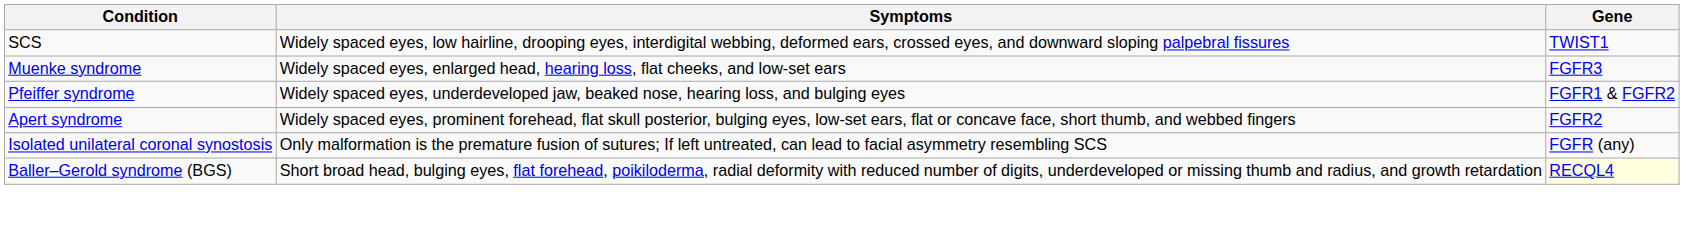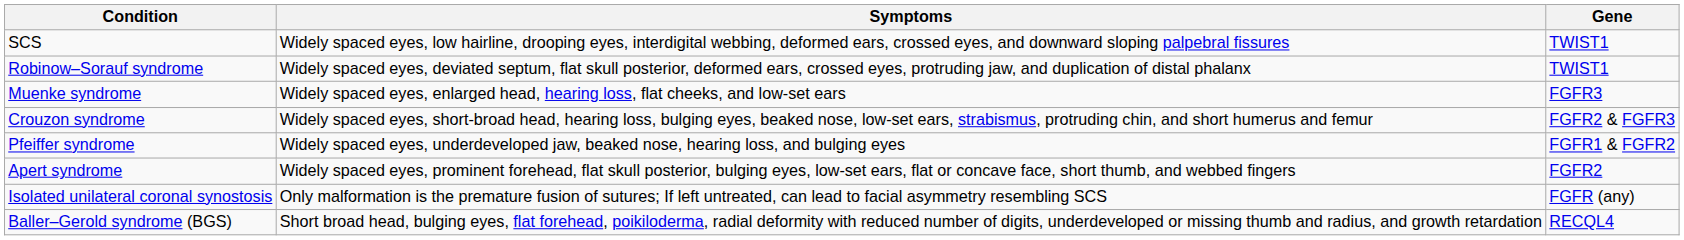+ row: (106, 68)
+ row: (76, 119)
(1582, 171) lightyellow background -> (1582, 222) no background
